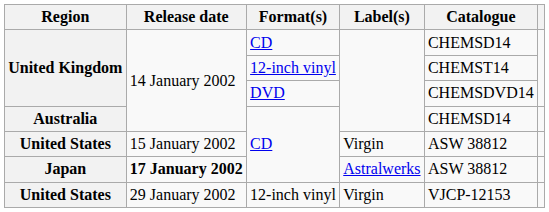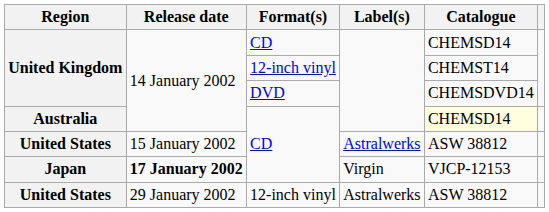(469, 118) no background -> (469, 118) lightyellow background
(364, 144) Virgin -> (382, 144) Astralwerks
(382, 169) Astralwerks -> (364, 169) Virgin
(468, 169) ASW 38812 -> (469, 169) VJCP-12153
(364, 194) Virgin -> (382, 194) Astralwerks
(469, 194) VJCP-12153 -> (468, 194) ASW 38812
